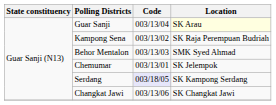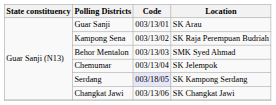(152, 24) 003/13/04 -> (152, 24) 003/13/01
(187, 24) lightyellow background -> (187, 24) no background
(152, 65) 003/13/01 -> (152, 65) 003/13/04
